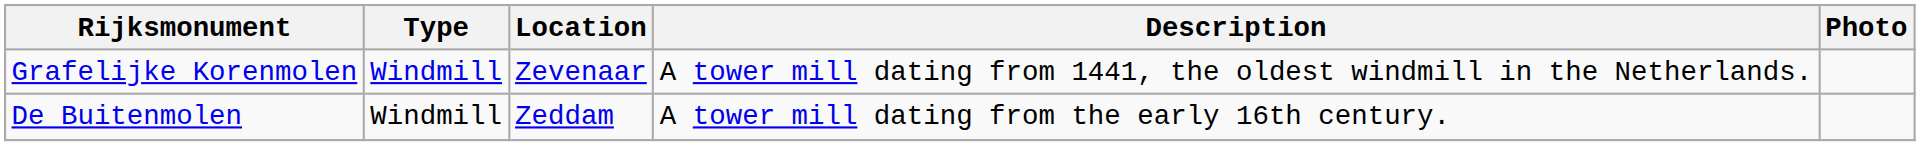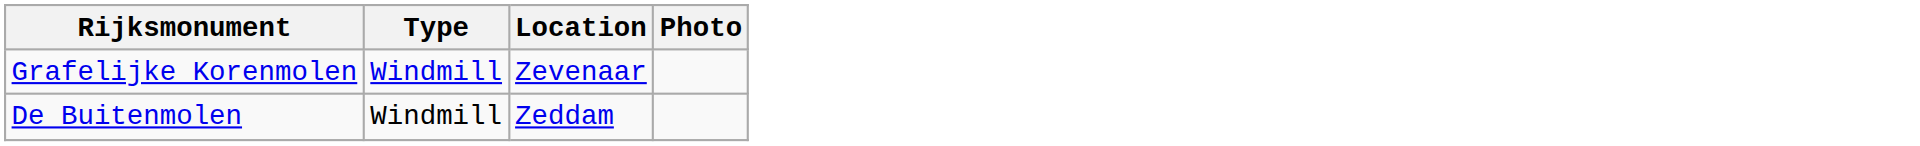- column: (1236, 27)
